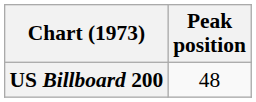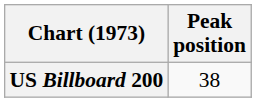(210, 79) 48 -> (210, 79) 38
